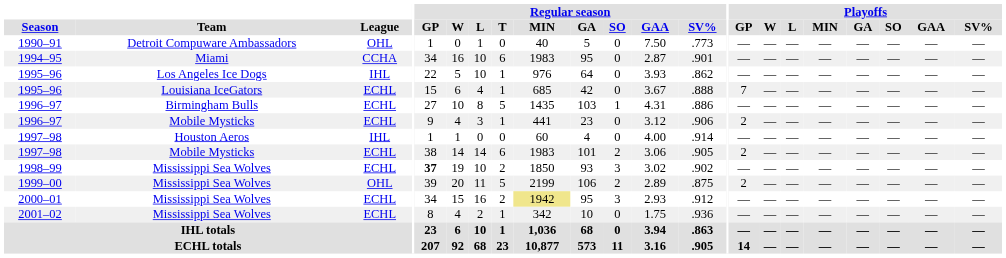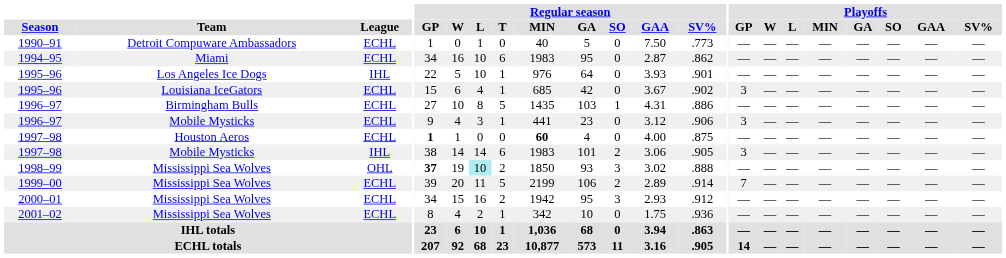(380, 43) OHL -> (380, 43) ECHL
(380, 58) CCHA -> (380, 58) ECHL
(702, 58) .901 -> (702, 58) .862
(702, 74) .862 -> (702, 74) .901
(702, 89) .888 -> (702, 89) .902
(744, 89) 7 -> (744, 89) 3
(744, 121) 2 -> (744, 121) 3
(380, 136) IHL -> (380, 136) ECHL
(430, 136) normal -> (430, 136) bold
(542, 136) normal -> (542, 136) bold
(702, 136) .914 -> (702, 136) .875
(380, 152) ECHL -> (380, 152) IHL
(744, 152) 2 -> (744, 152) 3
(380, 167) ECHL -> (380, 167) OHL
(480, 167) no background -> (480, 167) paleturquoise background
(702, 167) .902 -> (702, 167) .888
(380, 183) OHL -> (380, 183) ECHL
(702, 183) .875 -> (702, 183) .914
(744, 183) 2 -> (744, 183) 7
(542, 199) khaki background -> (542, 199) no background
